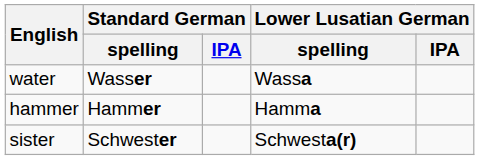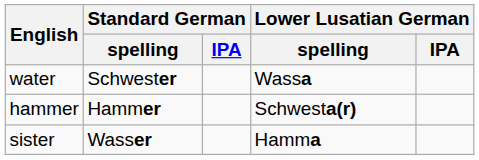(120, 79) Wasser -> (132, 79) Schwester
(288, 109) Hamma -> (305, 109) Schwesta(r)
(132, 139) Schwester -> (120, 139) Wasser
(305, 139) Schwesta(r) -> (288, 139) Hamma
